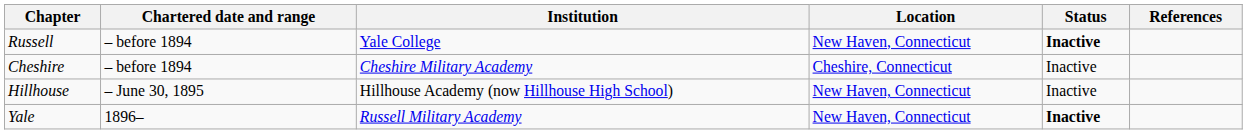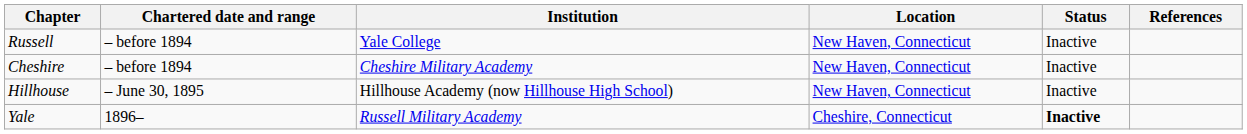(1073, 41) bold -> (1071, 41) normal
(882, 66) Cheshire, Connecticut -> (892, 66) New Haven, Connecticut
(892, 116) New Haven, Connecticut -> (882, 116) Cheshire, Connecticut
